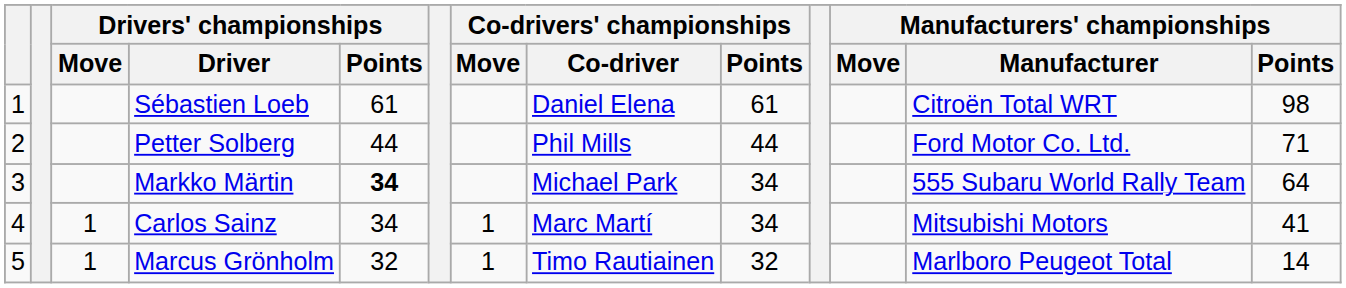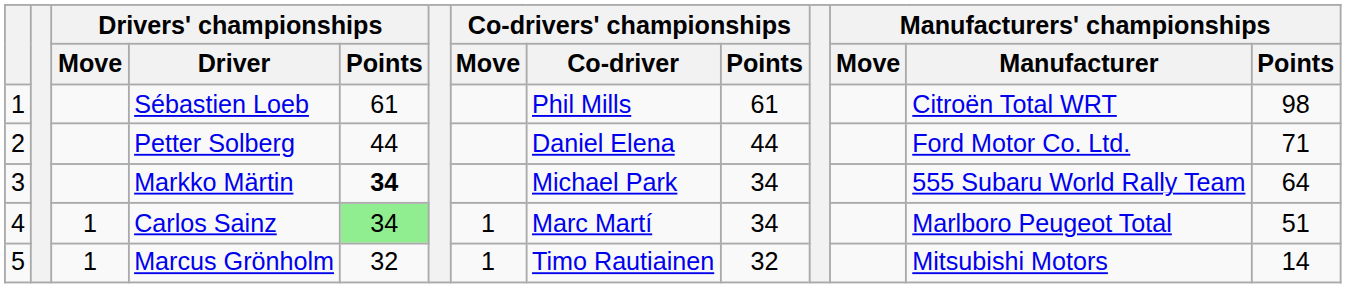(603, 104) Daniel Elena -> (582, 104) Phil Mills
(582, 143) Phil Mills -> (603, 143) Daniel Elena
(384, 223) no background -> (384, 223) lightgreen background
(1010, 223) Mitsubishi Motors -> (1042, 223) Marlboro Peugeot Total
(1296, 223) 41 -> (1296, 223) 51
(1042, 262) Marlboro Peugeot Total -> (1010, 262) Mitsubishi Motors
